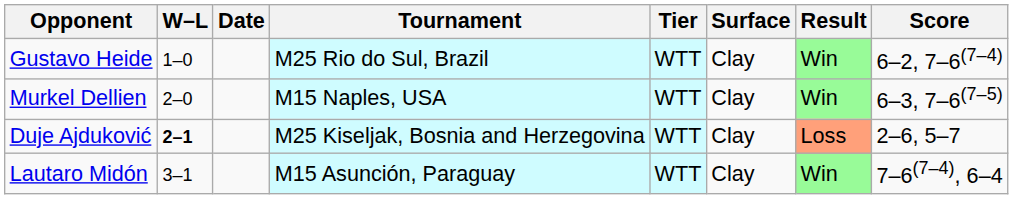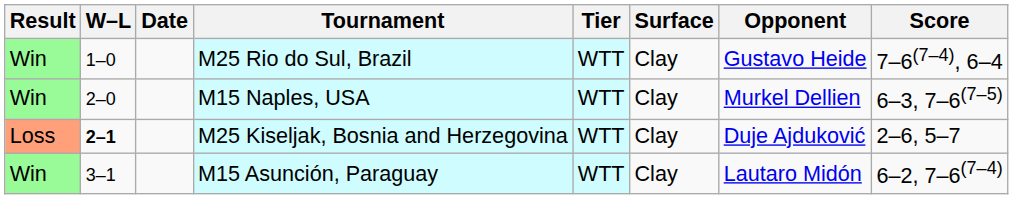columns swapped: (834, 21) <-> (81, 21)
(940, 58) 6–2, 7–6(7–4) -> (940, 58) 7–6(7–4), 6–4
(940, 173) 7–6(7–4), 6–4 -> (940, 173) 6–2, 7–6(7–4)
